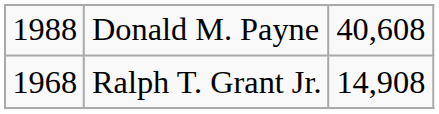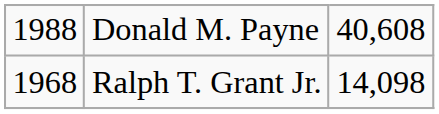(381, 81) 14,908 -> (381, 81) 14,098
